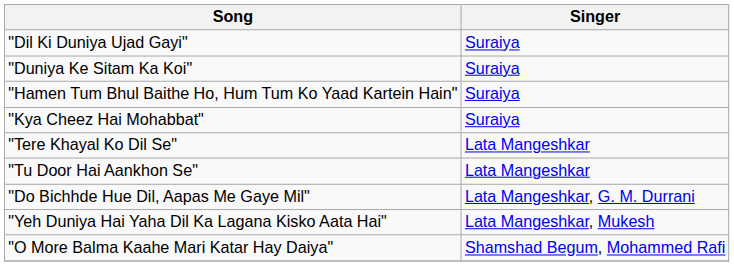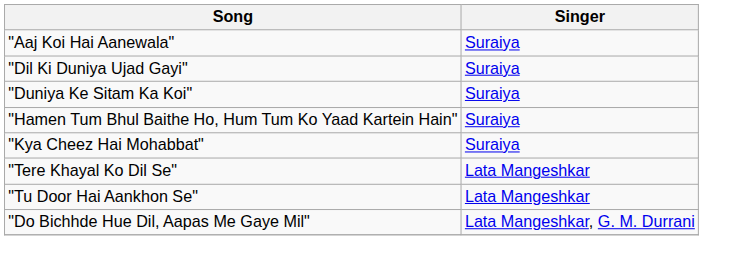+ row: (91, 42)
- row: (198, 222)
- row: (171, 247)
